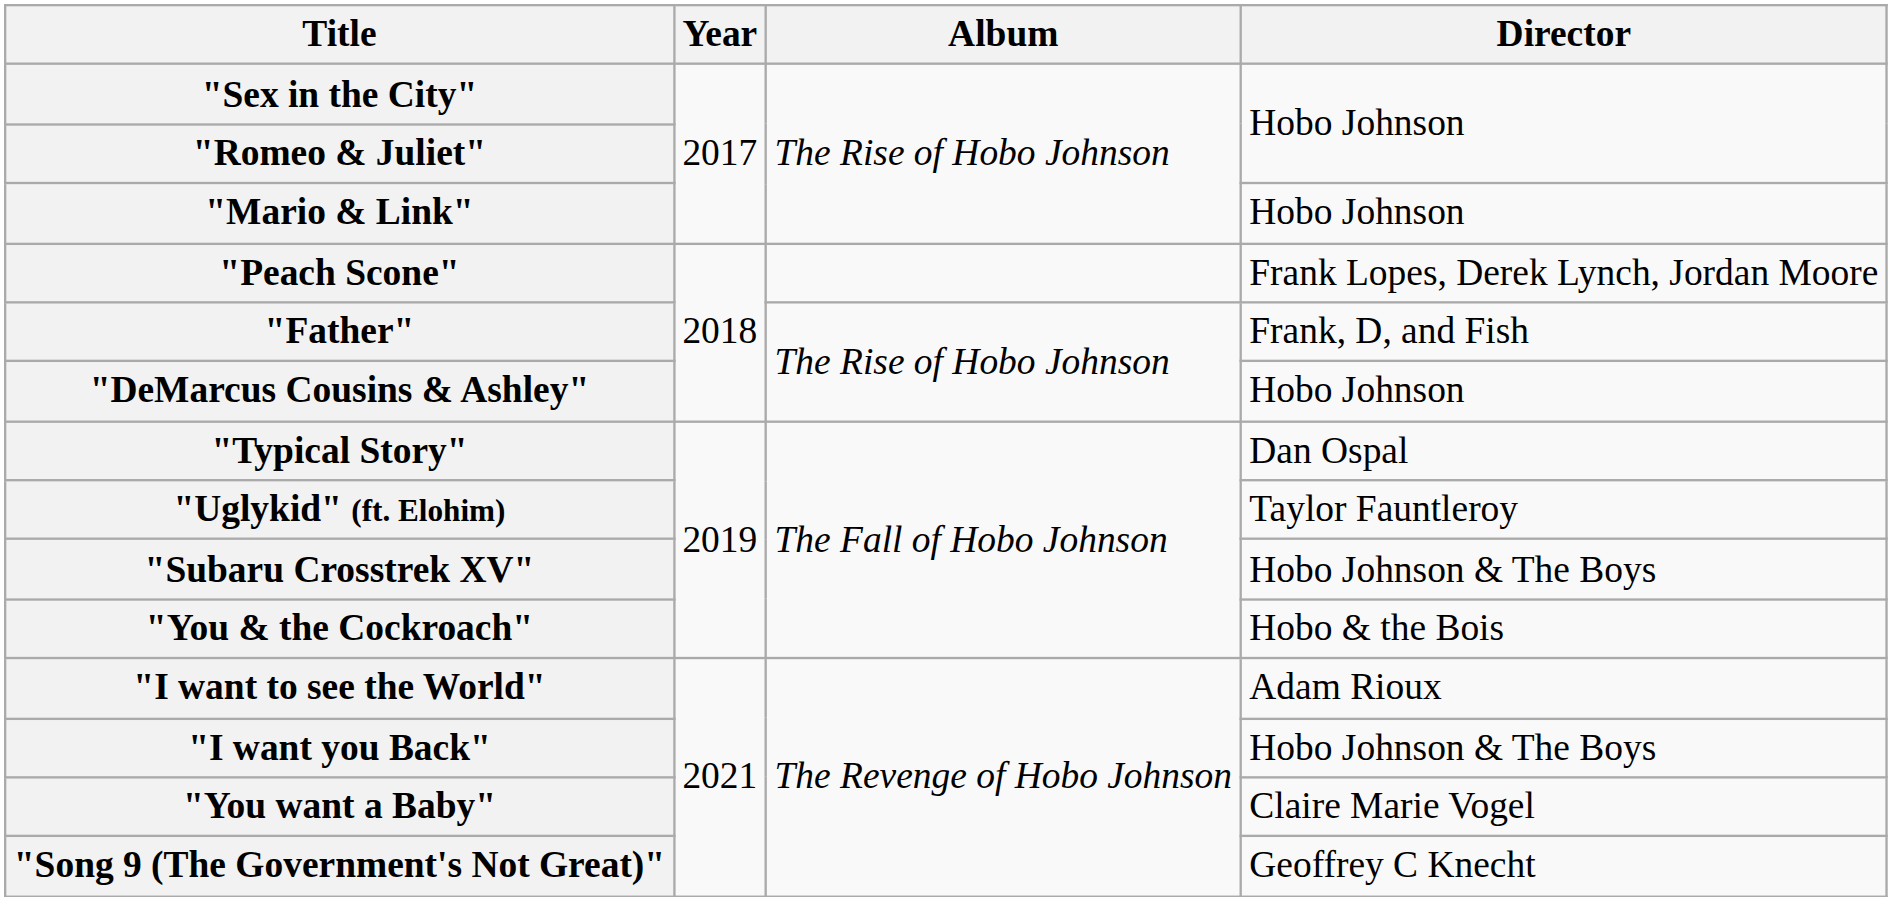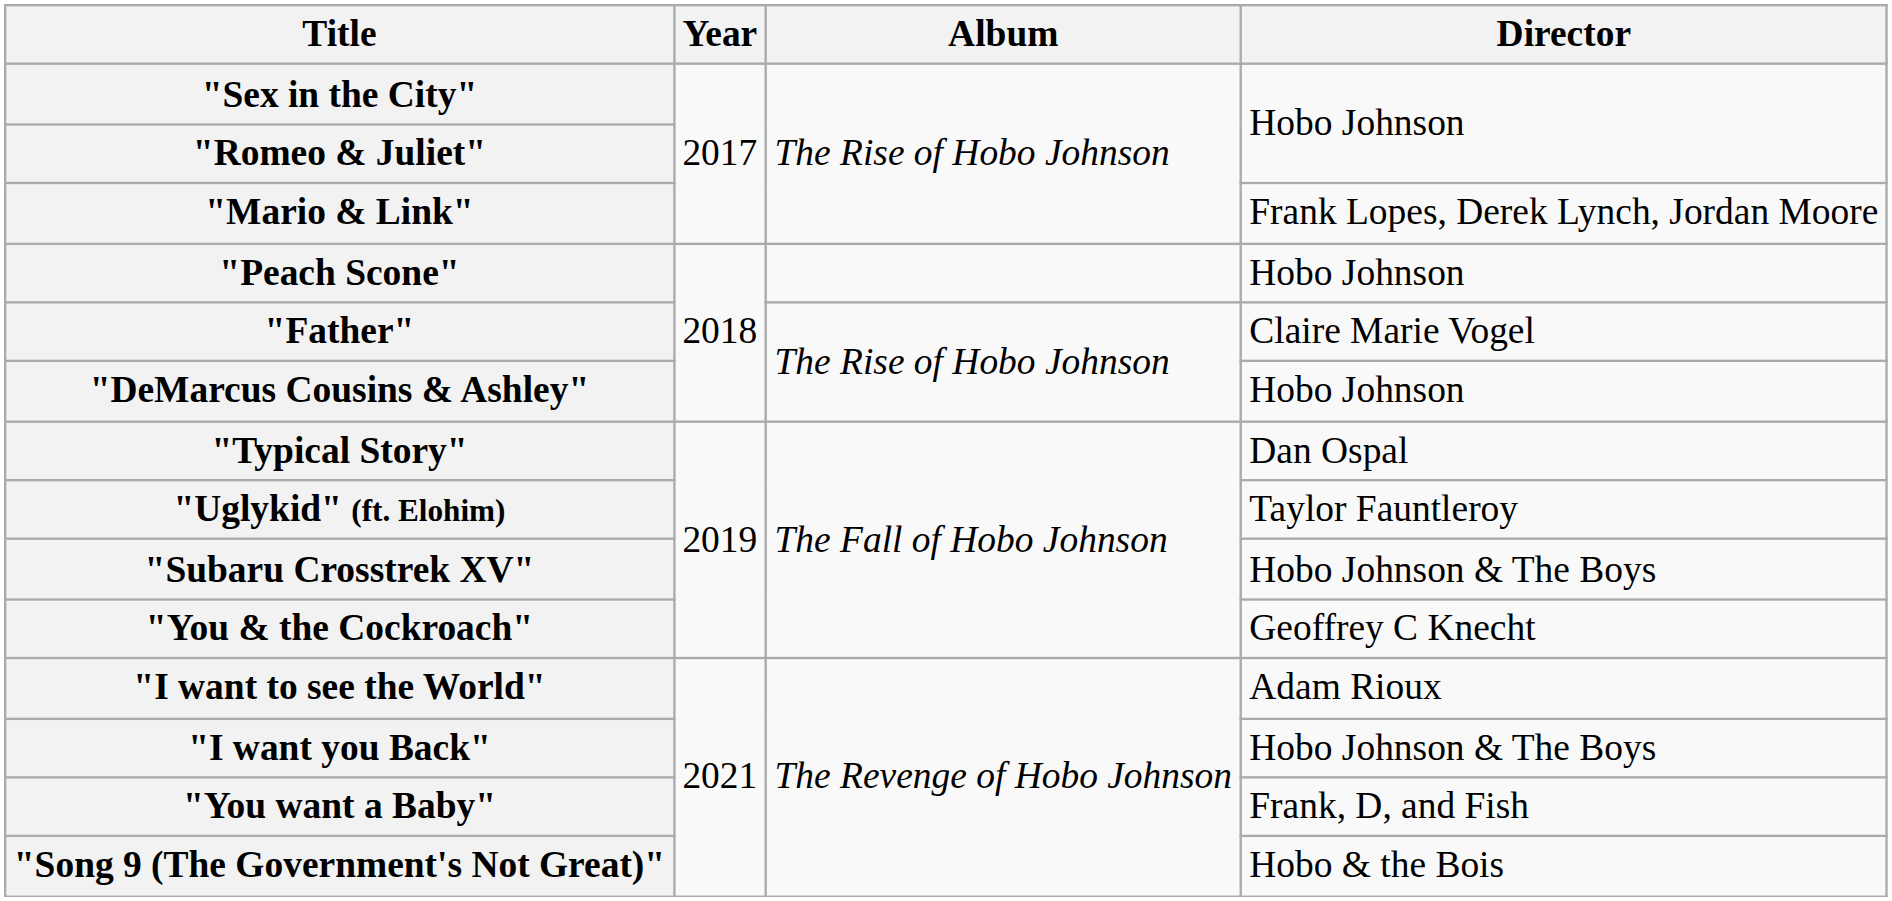(1357, 212) Hobo Johnson -> (1564, 212) Frank Lopes, Derek Lynch, Jordan Moore
(1564, 271) Frank Lopes, Derek Lynch, Jordan Moore -> (1357, 271) Hobo Johnson
(1389, 331) Frank, D, and Fish -> (1392, 331) Claire Marie Vogel
(1377, 627) Hobo & the Bois -> (1392, 627) Geoffrey C Knecht
(1392, 806) Claire Marie Vogel -> (1389, 806) Frank, D, and Fish
(1392, 865) Geoffrey C Knecht -> (1377, 865) Hobo & the Bois
